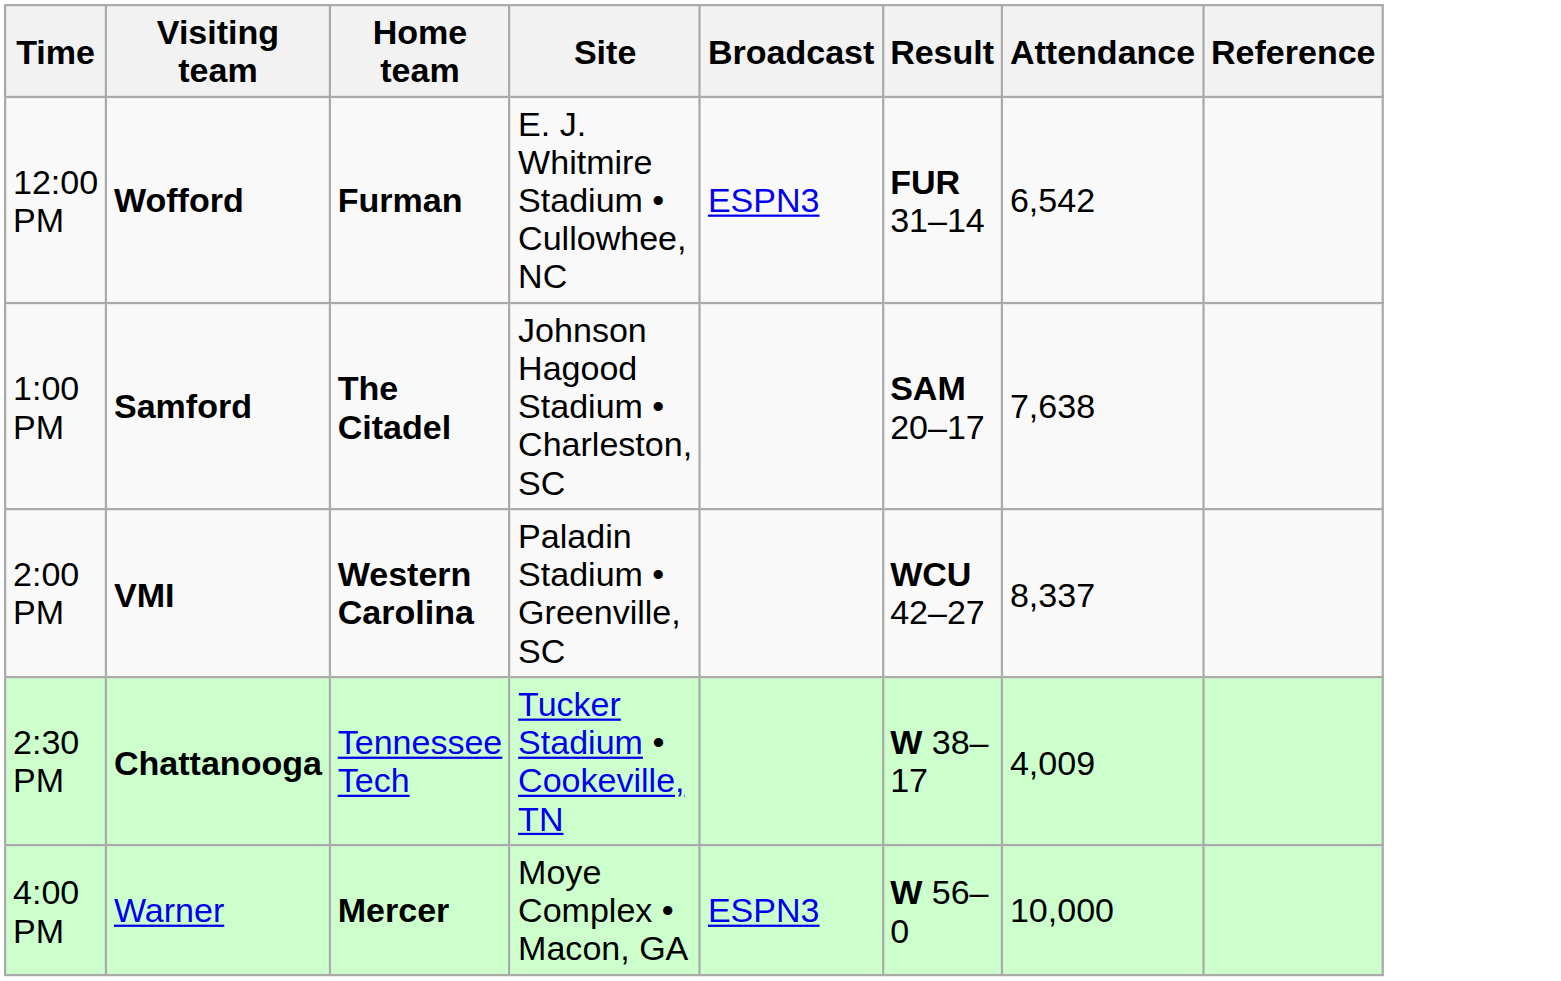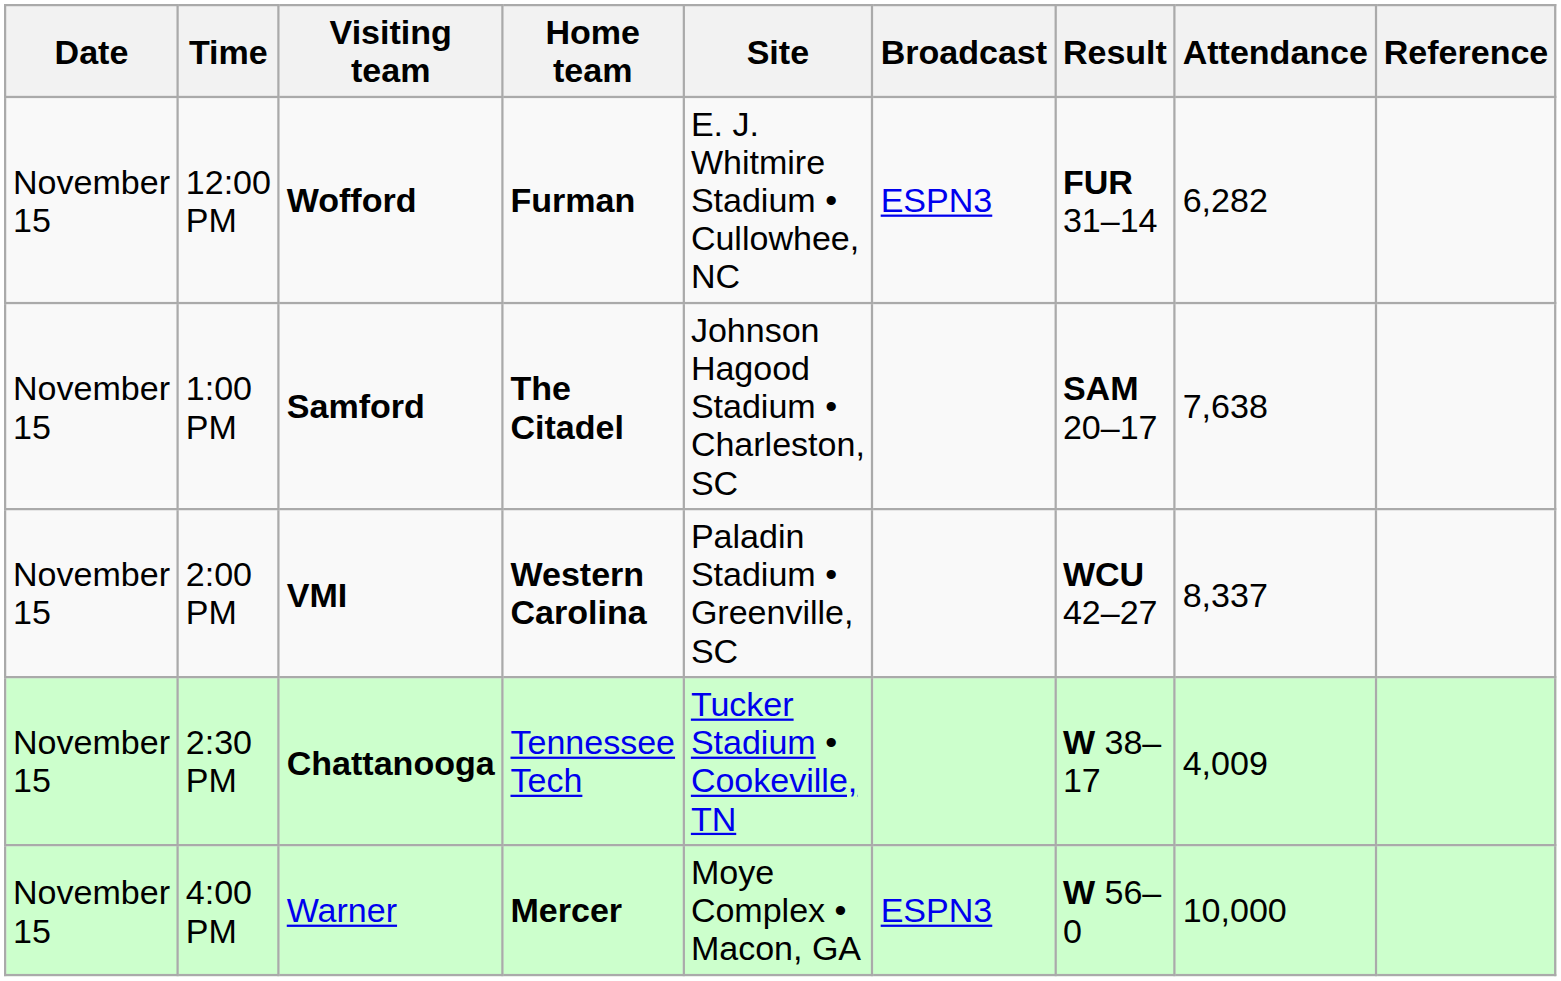+ column: (91, 51)
(1053, 200) 6,542 -> (1225, 200) 6,282
